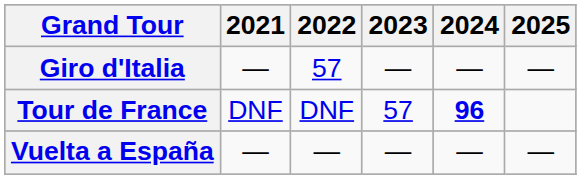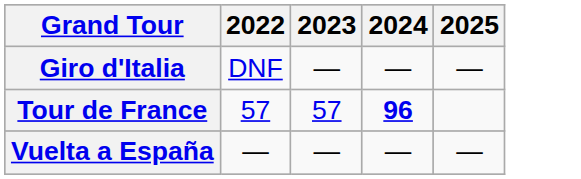- column: (255, 25)
(327, 67) 57 -> (255, 67) DNF
(327, 109) DNF -> (255, 109) 57
